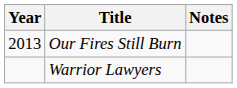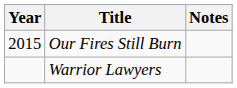(25, 43) 2013 -> (25, 43) 2015
